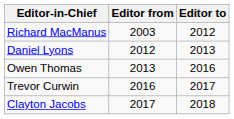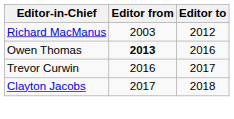- row: (40, 50)
(143, 68) normal -> (143, 50) bold
